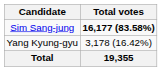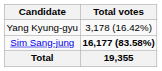rows swapped: (42, 27) <-> (42, 43)
